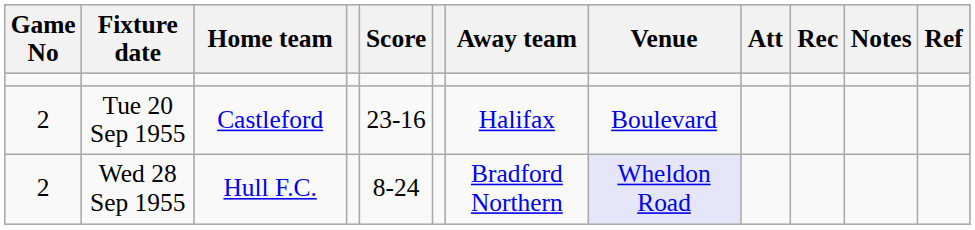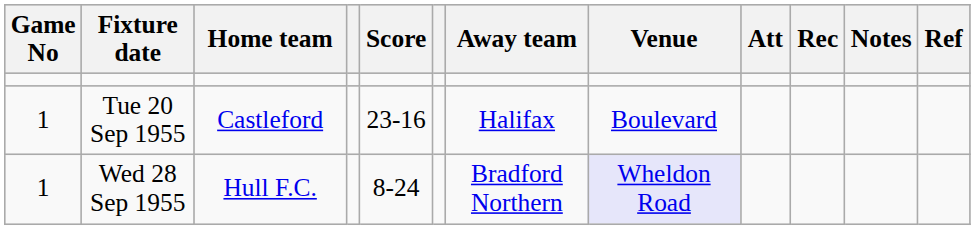(43, 119) 2 -> (43, 119) 1
(43, 188) 2 -> (43, 188) 1
